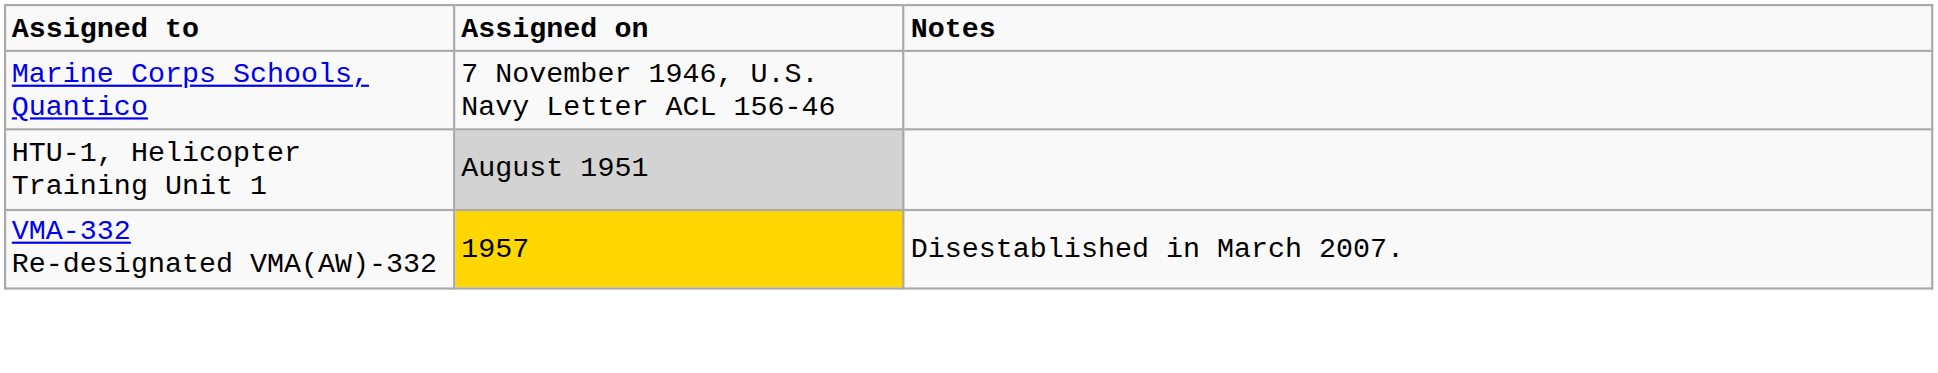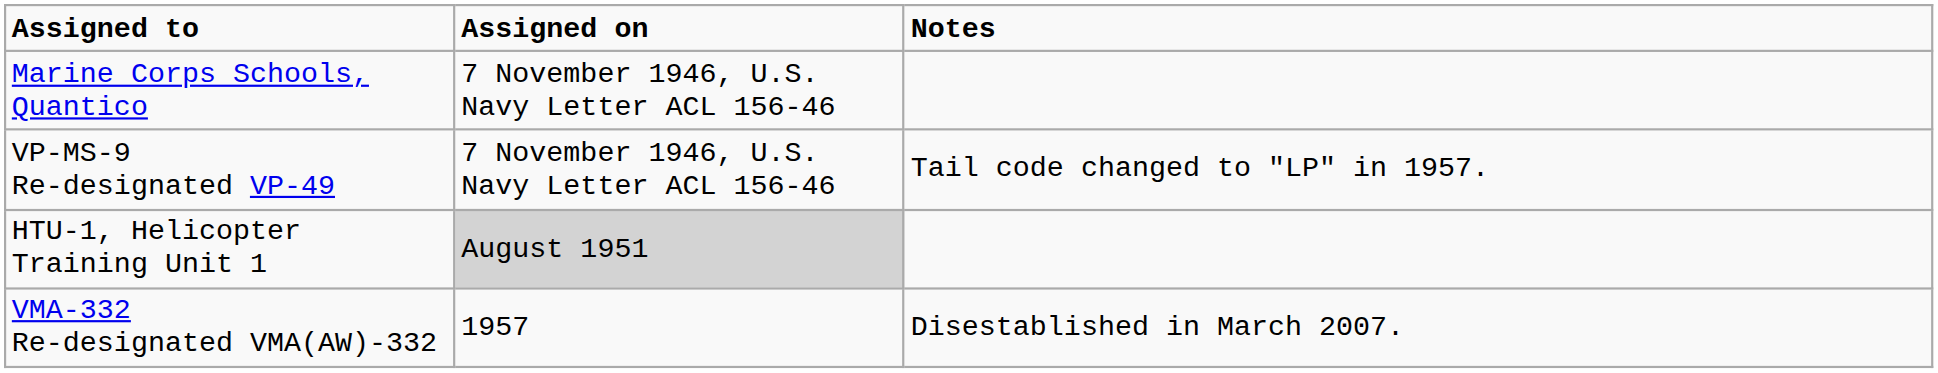+ row: (173, 170)
(495, 249) gold background -> (495, 327) no background
